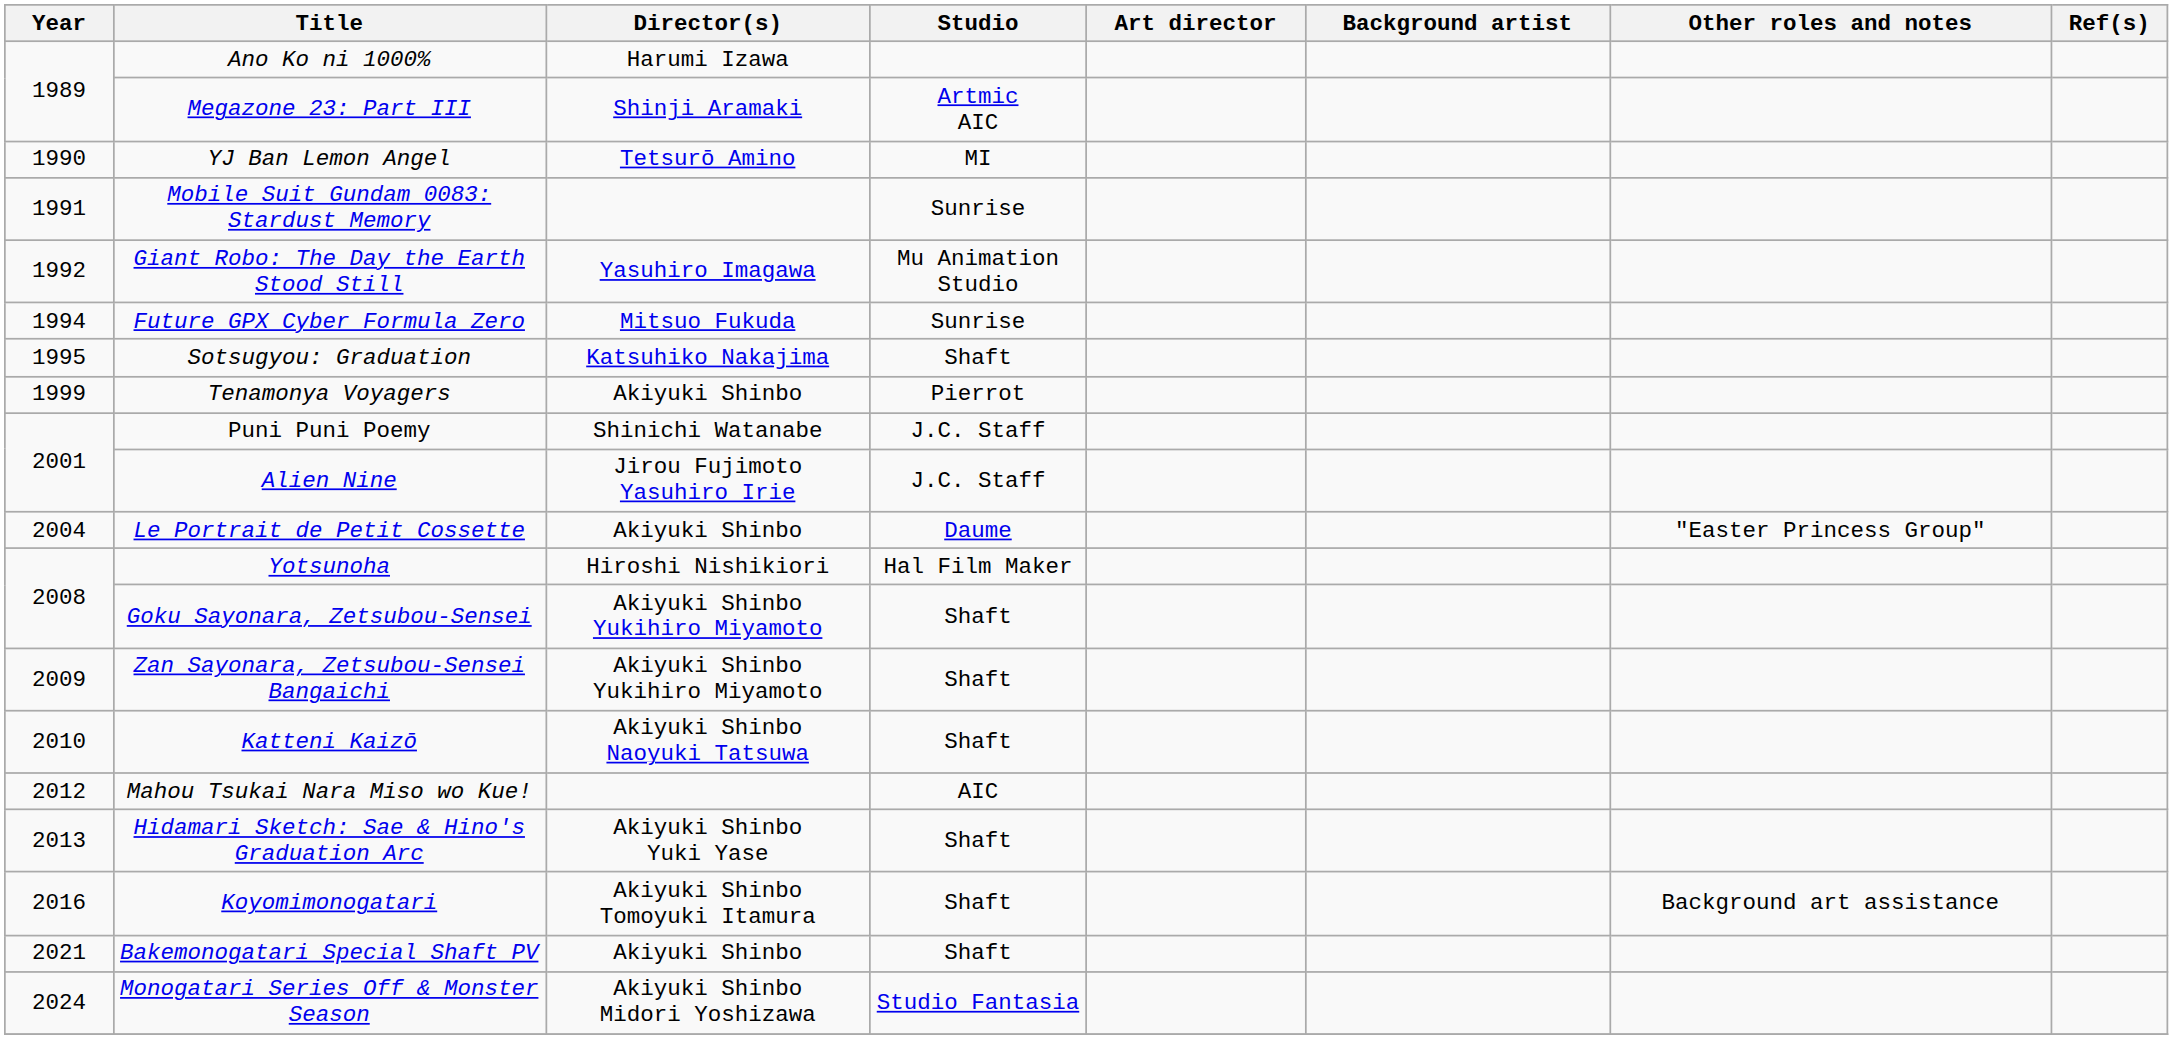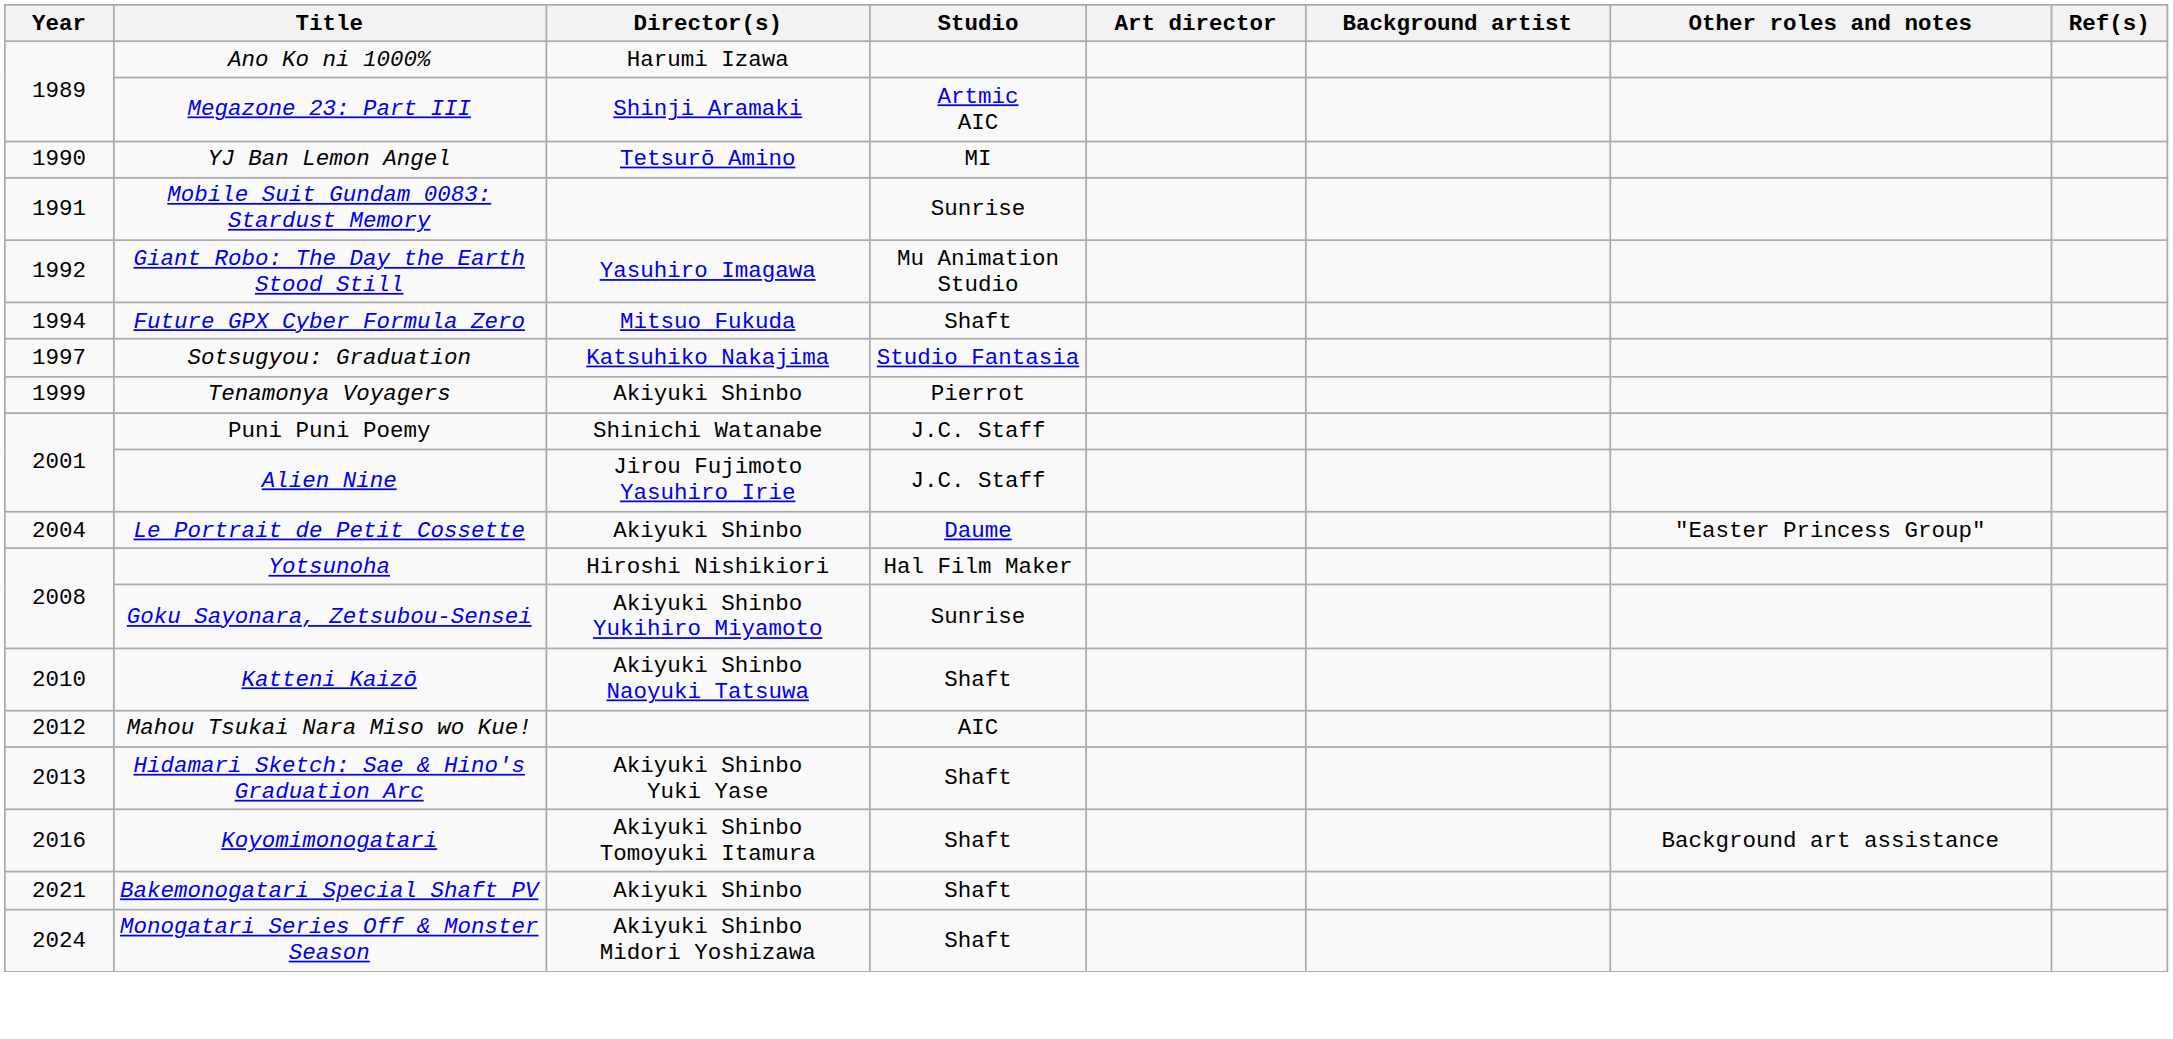(978, 321) Sunrise -> (978, 321) Shaft
(59, 358) 1995 -> (59, 358) 1997
(978, 358) Shaft -> (978, 358) Studio Fantasia
(978, 616) Shaft -> (978, 616) Sunrise
- row: (329, 679)
(978, 1003) Studio Fantasia -> (978, 940) Shaft
